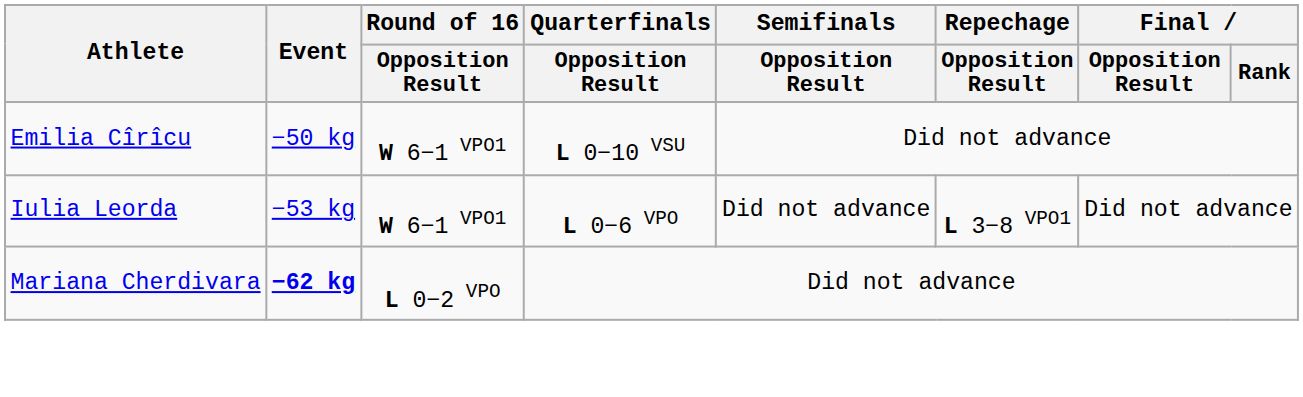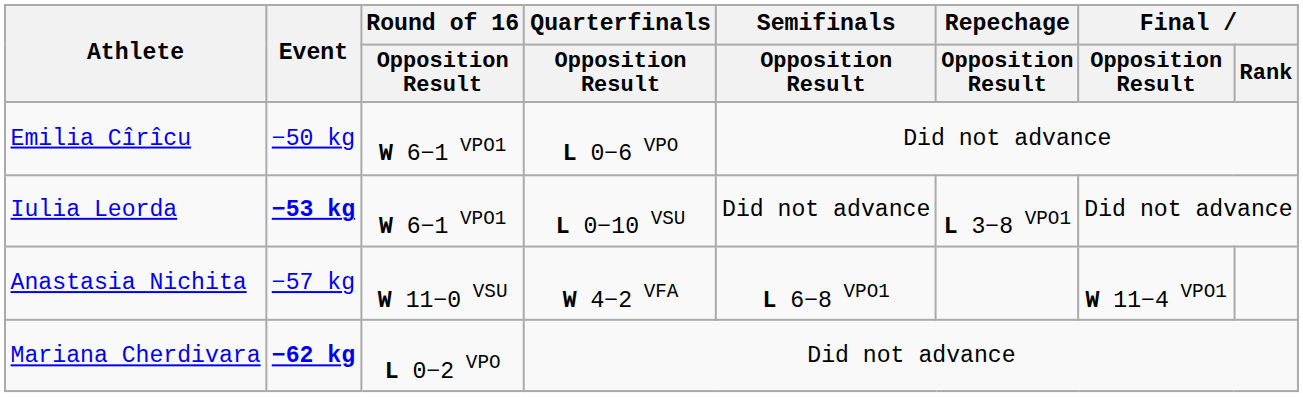(621, 152) L 0−10 VSU -> (621, 152) L 0−6 VPO
(313, 210) normal -> (313, 210) bold
(621, 224) L 0−6 VPO -> (621, 224) L 0−10 VSU
+ row: (129, 283)
